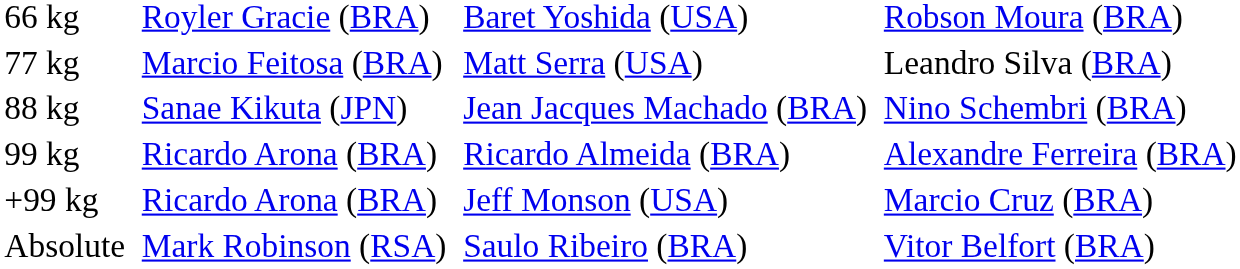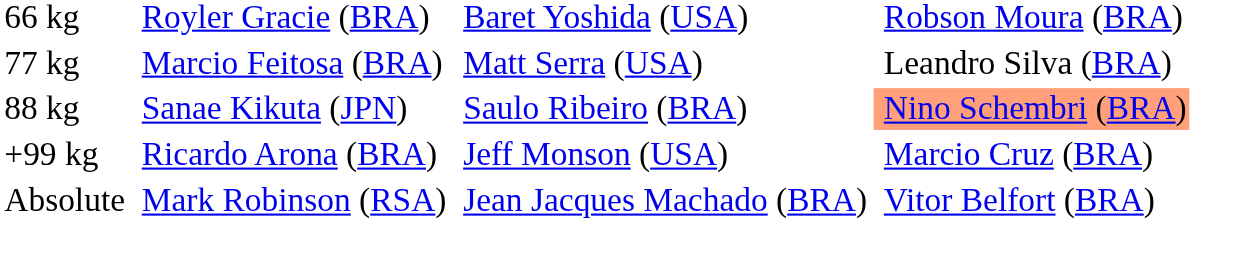(661, 108) Jean Jacques Machado (BRA) -> (601, 108) Saulo Ribeiro (BRA)
(1031, 108) no background -> (1031, 108) lightsalmon background
- row: (42, 154)
(601, 246) Saulo Ribeiro (BRA) -> (661, 200) Jean Jacques Machado (BRA)
